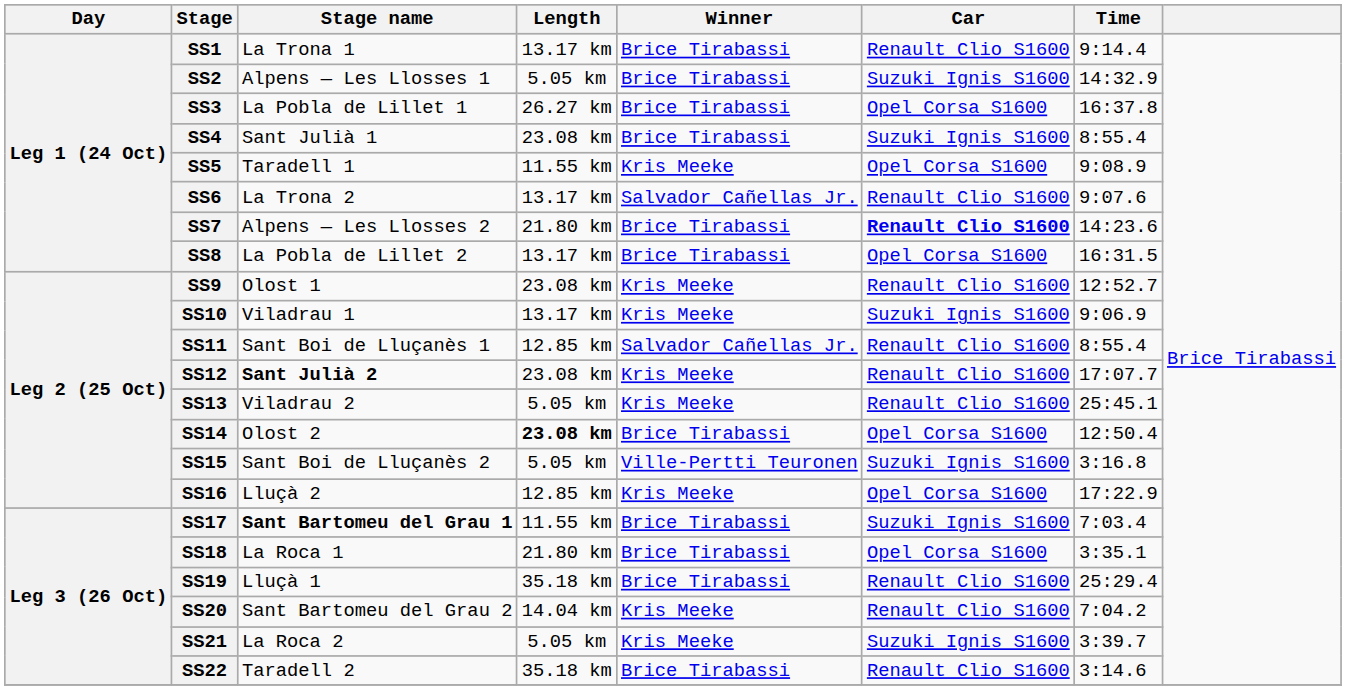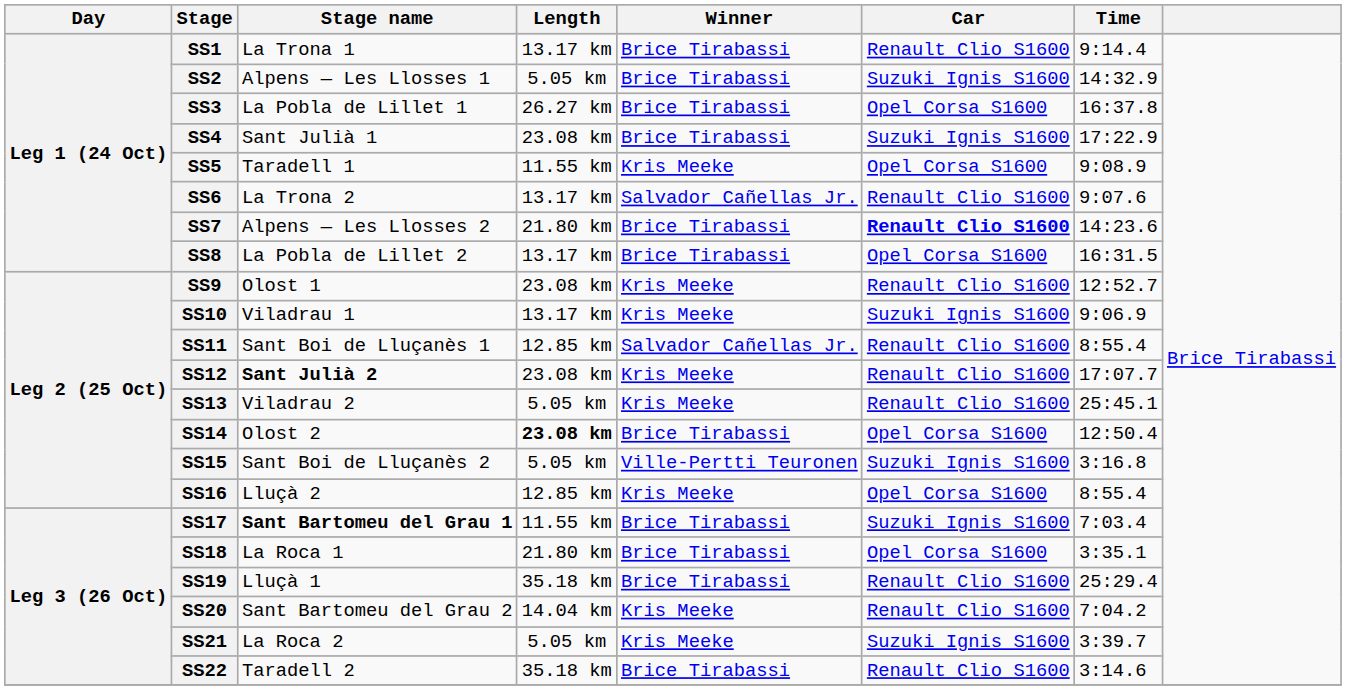(1113, 138) 8:55.4 -> (1118, 138) 17:22.9
(1118, 493) 17:22.9 -> (1113, 493) 8:55.4
